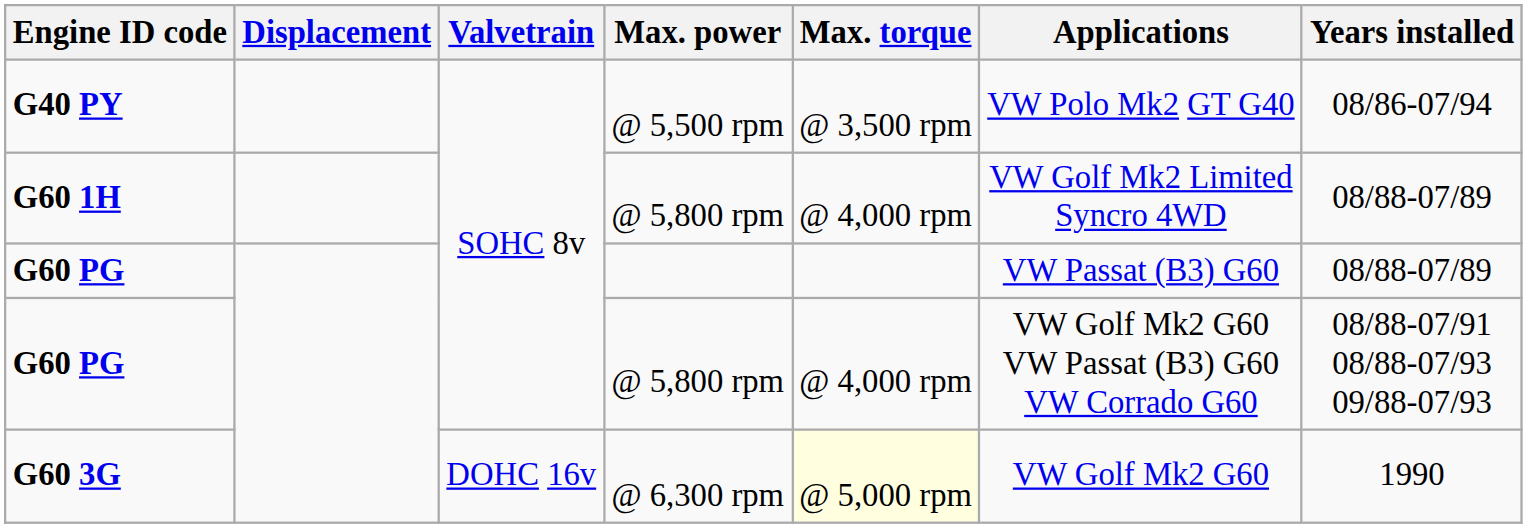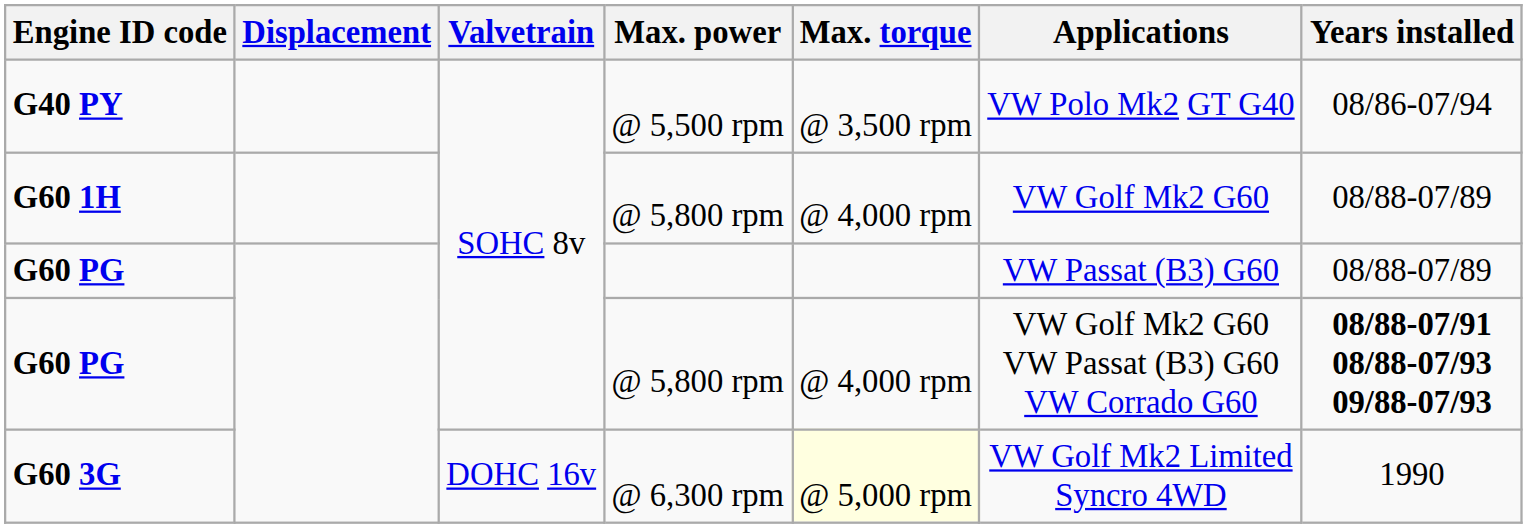(1141, 197) VW Golf Mk2 Limited Syncro 4WD -> (1141, 197) VW Golf Mk2 G60
(1412, 363) normal -> (1412, 363) bold
(1141, 475) VW Golf Mk2 G60 -> (1141, 475) VW Golf Mk2 Limited Syncro 4WD
